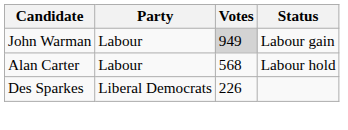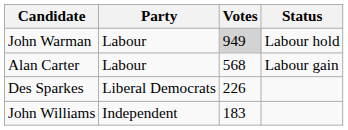(298, 40) Labour gain -> (302, 40) Labour hold
(298, 64) Labour hold -> (302, 64) Labour gain
+ row: (52, 112)
